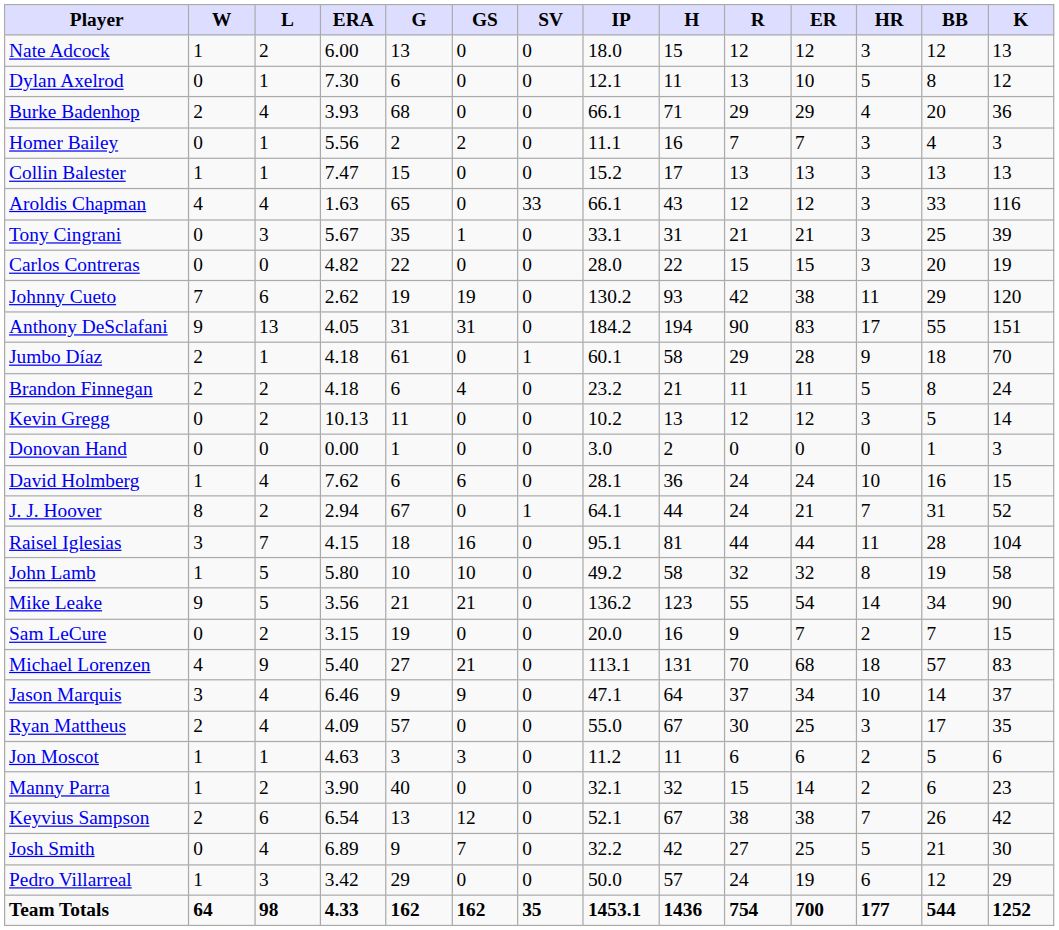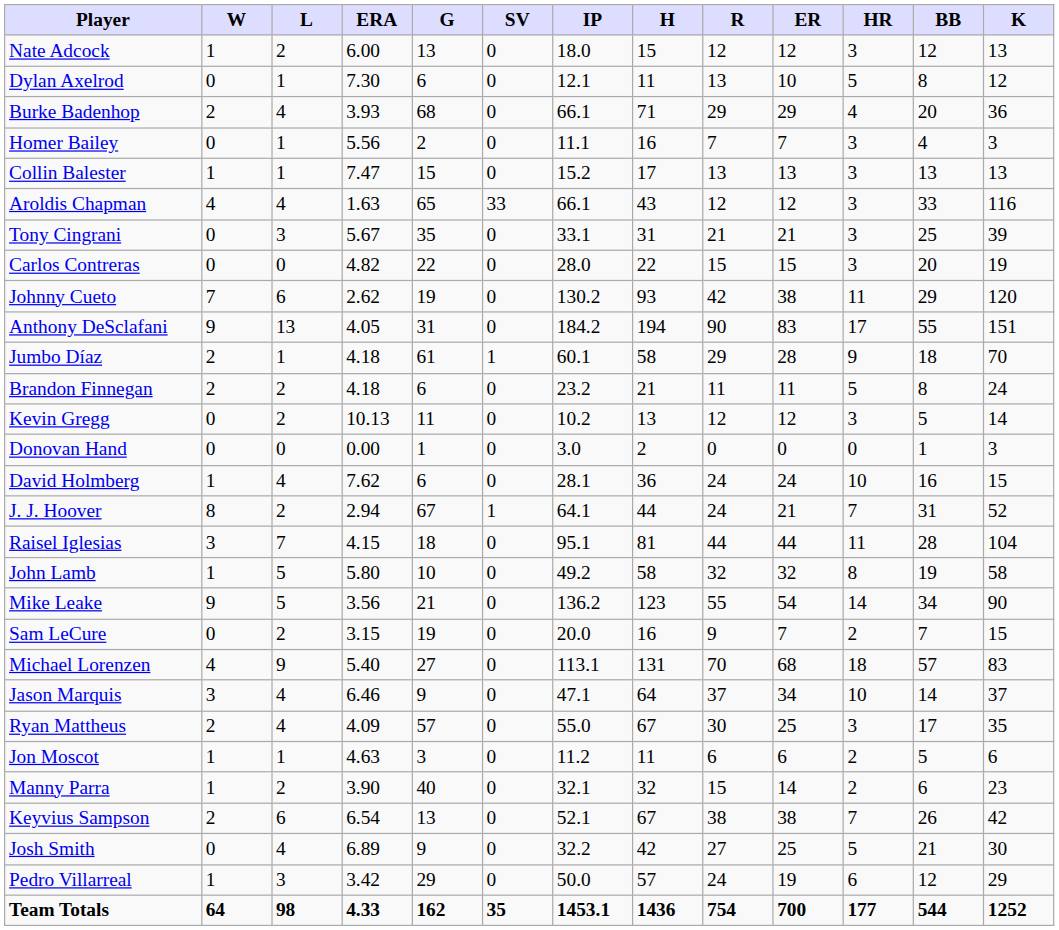- column: (485, 19)
